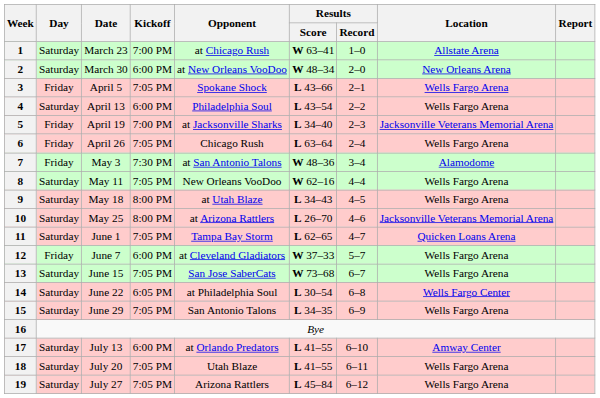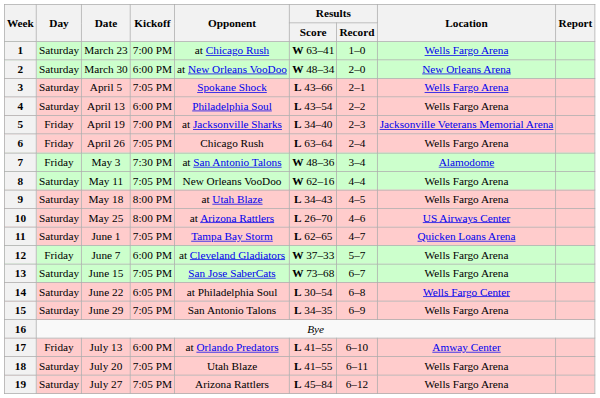(466, 51) Allstate Arena -> (466, 51) Wells Fargo Arena
(59, 88) Friday -> (59, 88) Saturday
(466, 217) Jacksonville Veterans Memorial Arena -> (466, 217) US Airways Center
(59, 347) Saturday -> (59, 347) Friday
